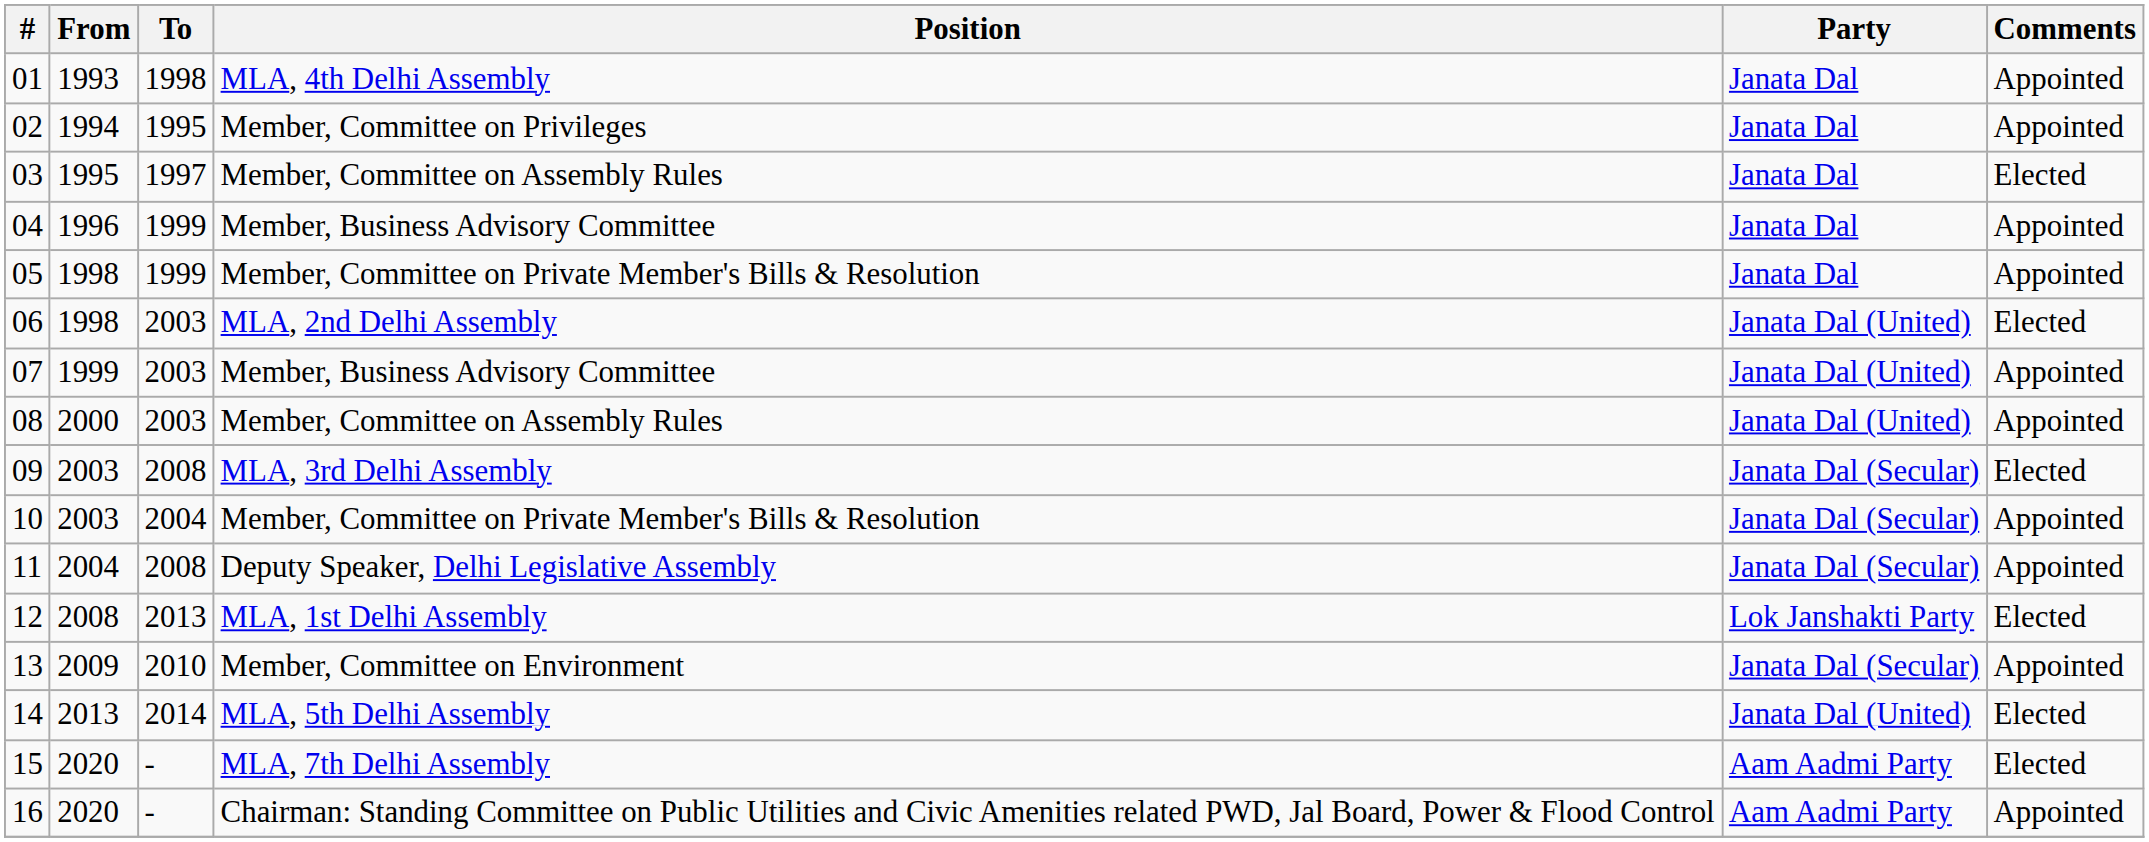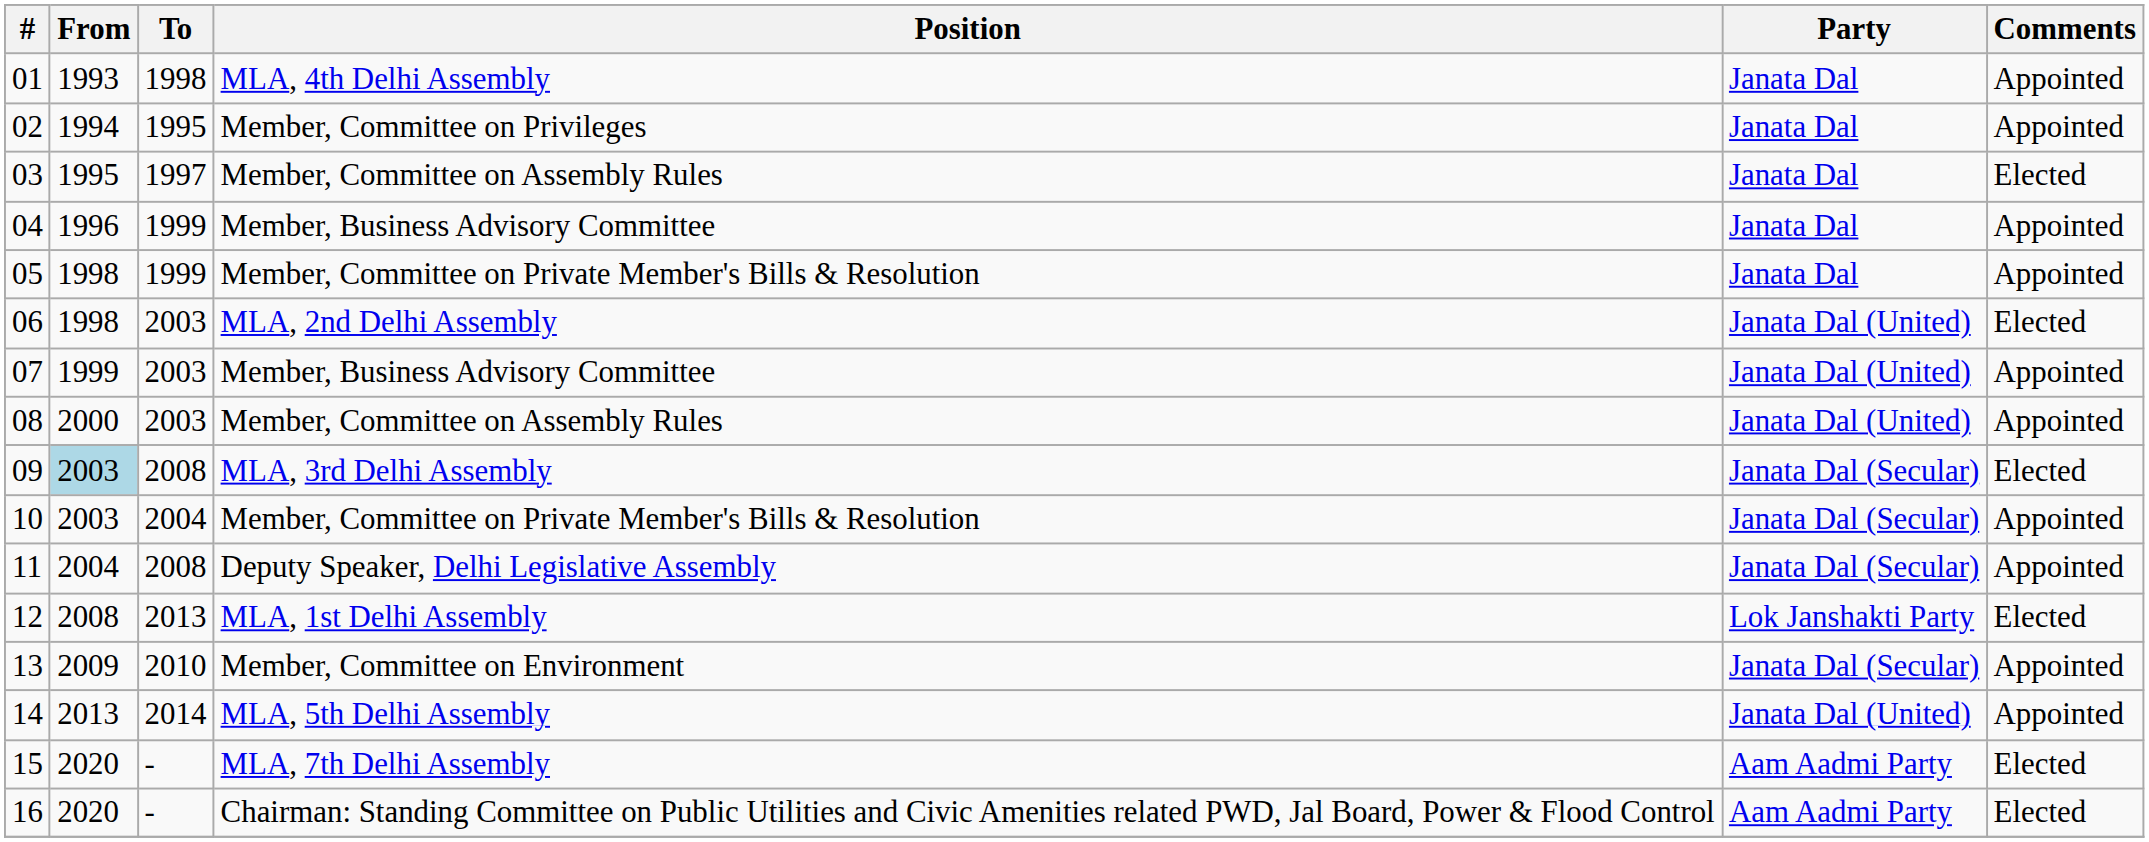(88, 469) no background -> (88, 469) lightblue background
(2040, 714) Elected -> (2059, 714) Appointed
(2059, 812) Appointed -> (2040, 812) Elected
